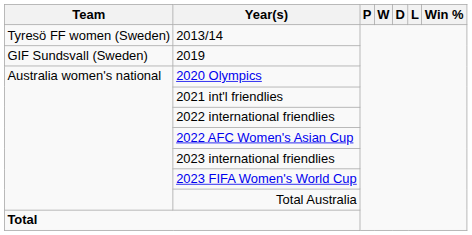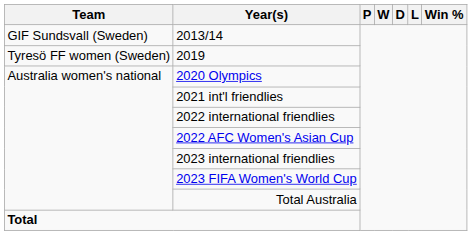(89, 35) Tyresö FF women (Sweden) -> (78, 35) GIF Sundsvall (Sweden)
(78, 55) GIF Sundsvall (Sweden) -> (89, 55) Tyresö FF women (Sweden)
